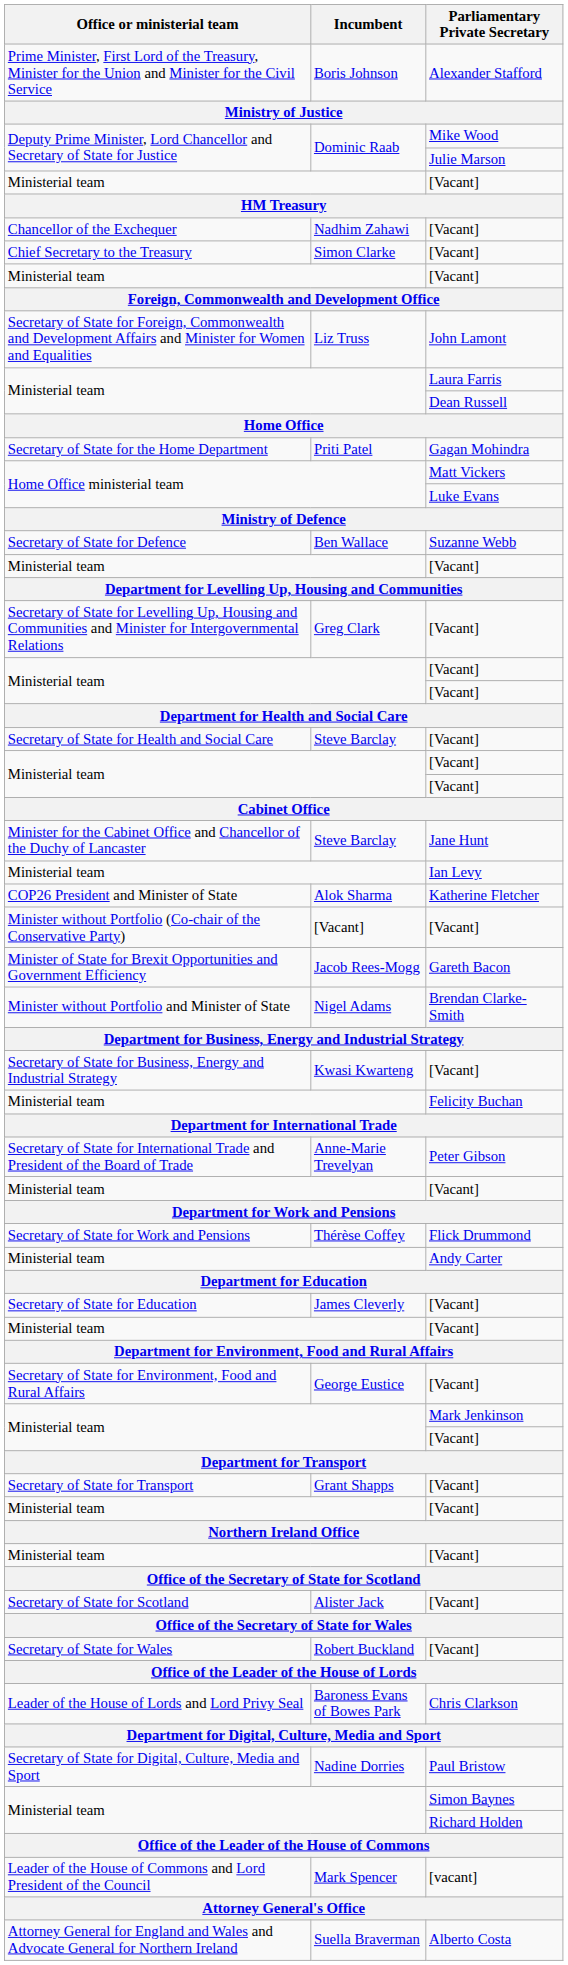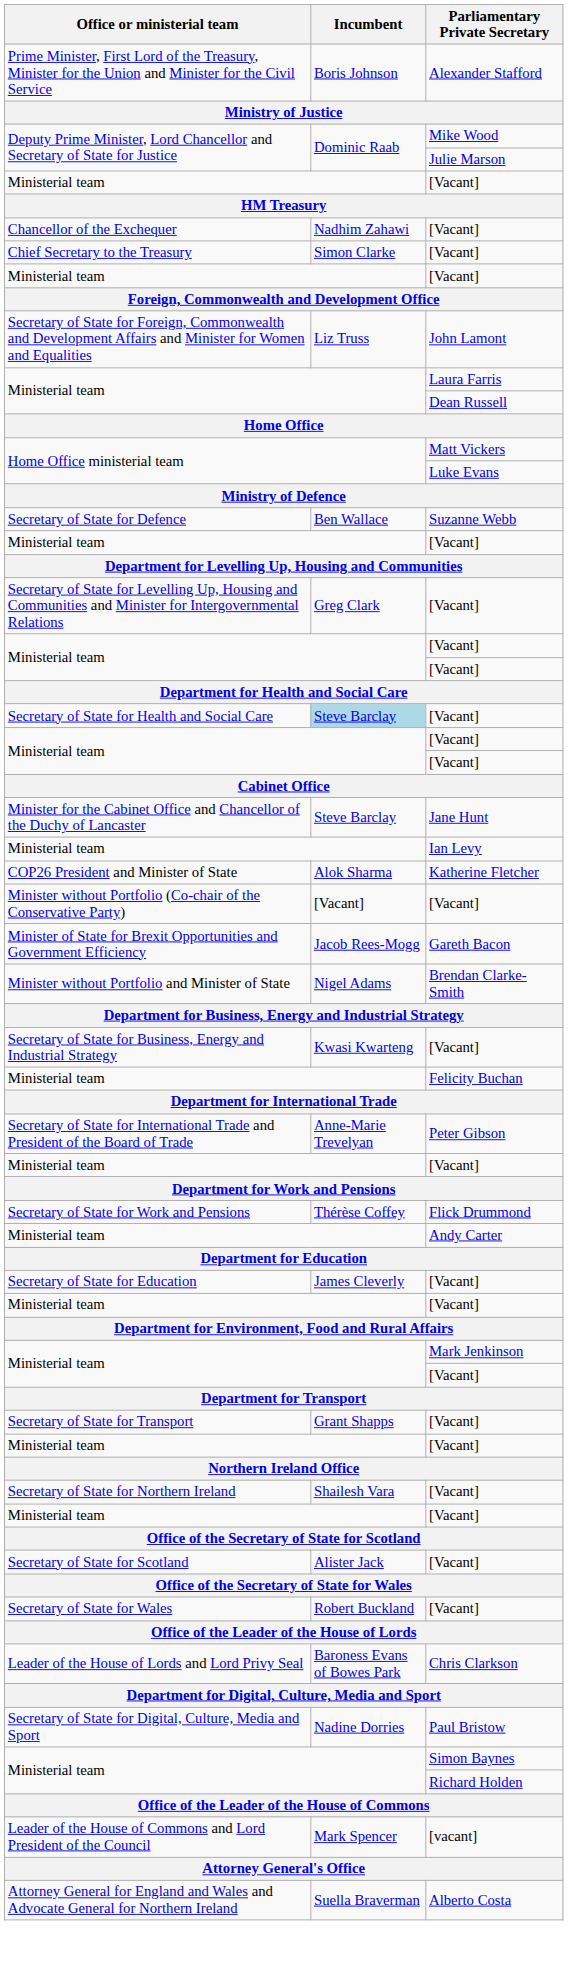- row: (138, 449)
(355, 739) no background -> (355, 715) lightblue background
- row: (142, 1383)
+ row: (122, 1492)
